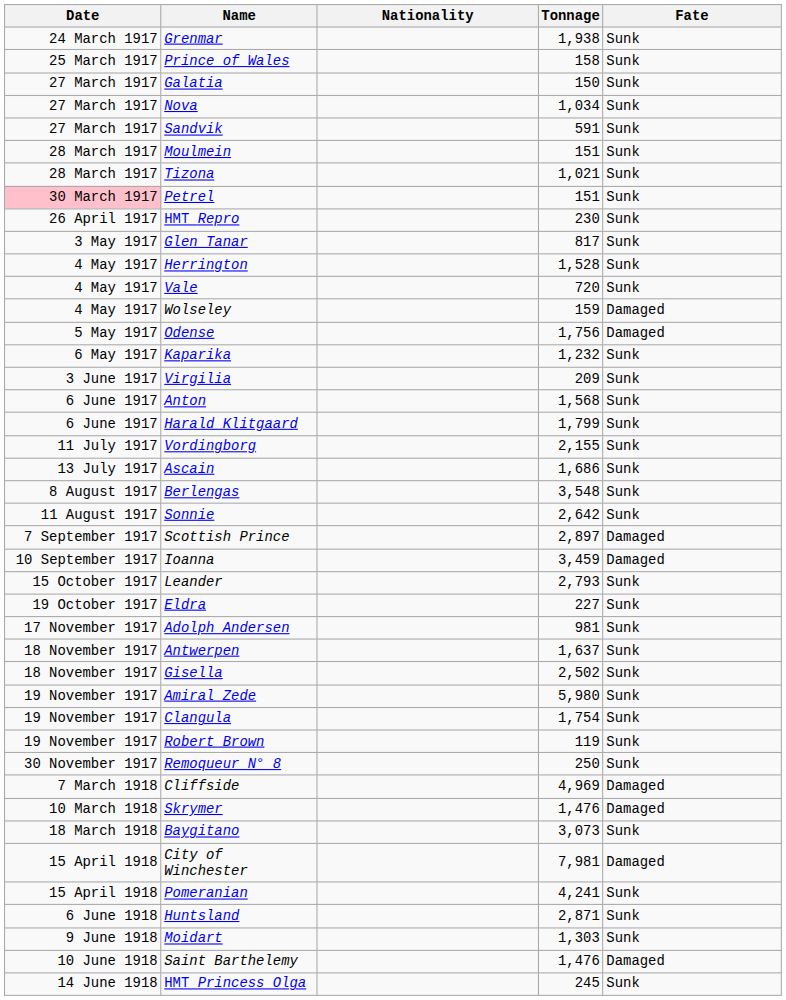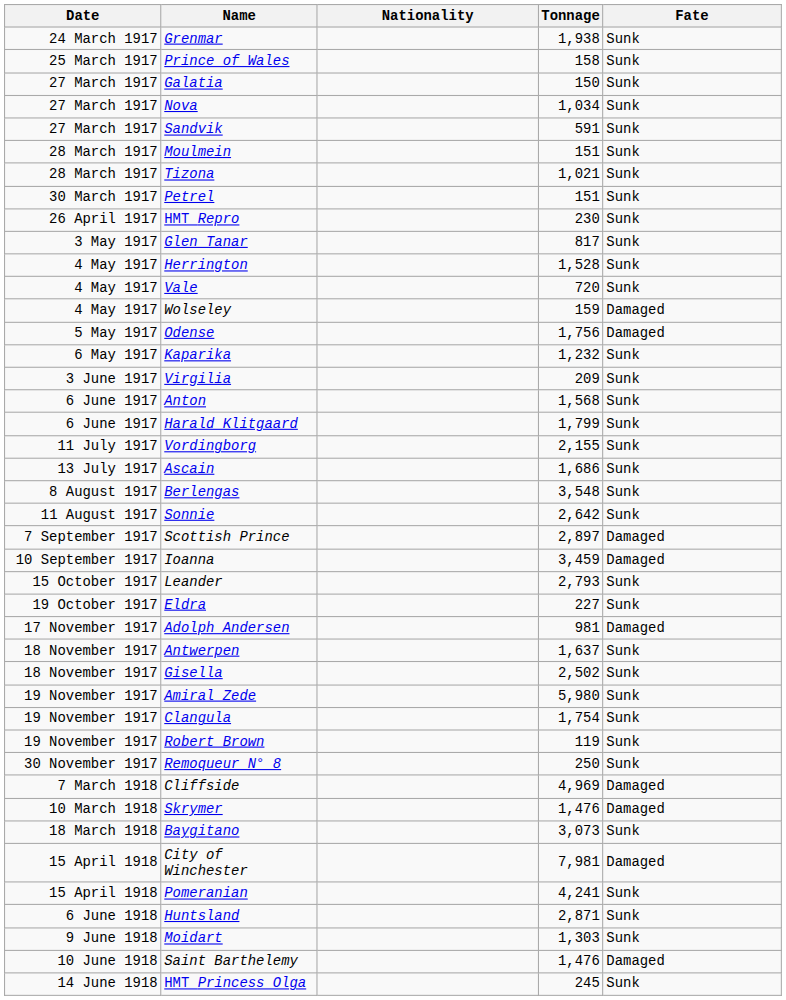(103, 197) pink background -> (103, 197) no background
(623, 628) Sunk -> (636, 628) Damaged
